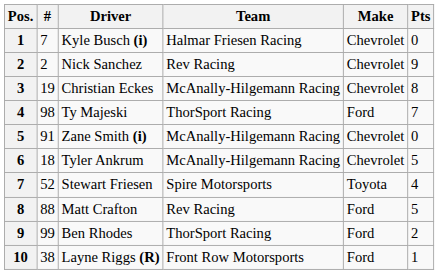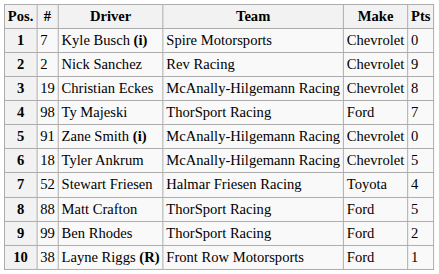(234, 40) Halmar Friesen Racing -> (219, 40) Spire Motorsports
(219, 185) Spire Motorsports -> (234, 185) Halmar Friesen Racing
(201, 209) Rev Racing -> (219, 209) ThorSport Racing
